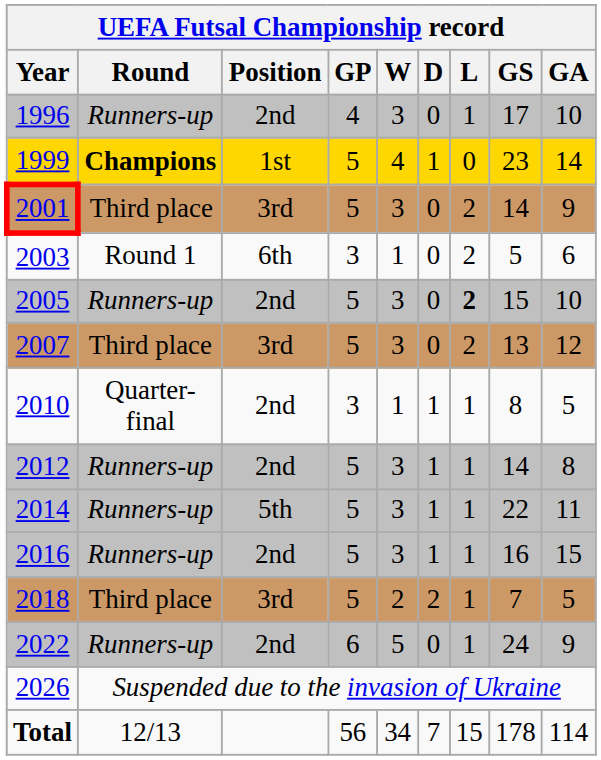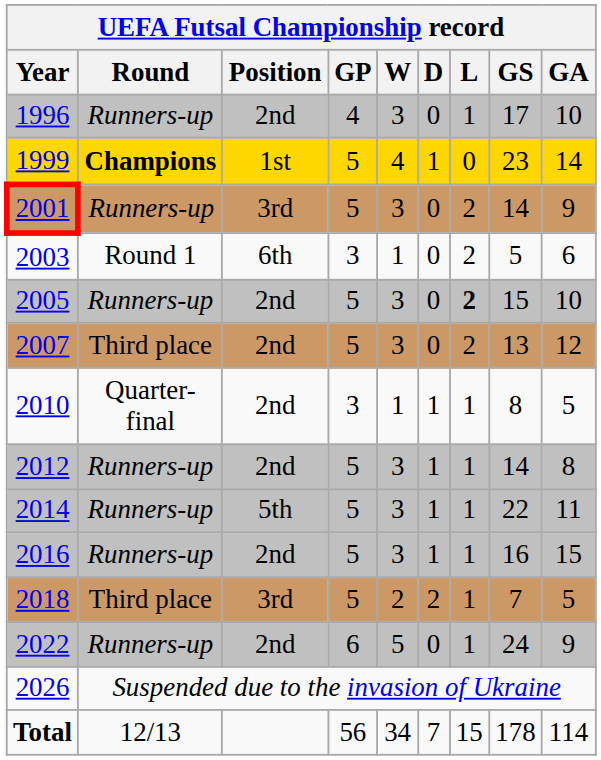(151, 208) Third place -> (151, 208) Runners-up
(275, 345) 3rd -> (275, 345) 2nd
